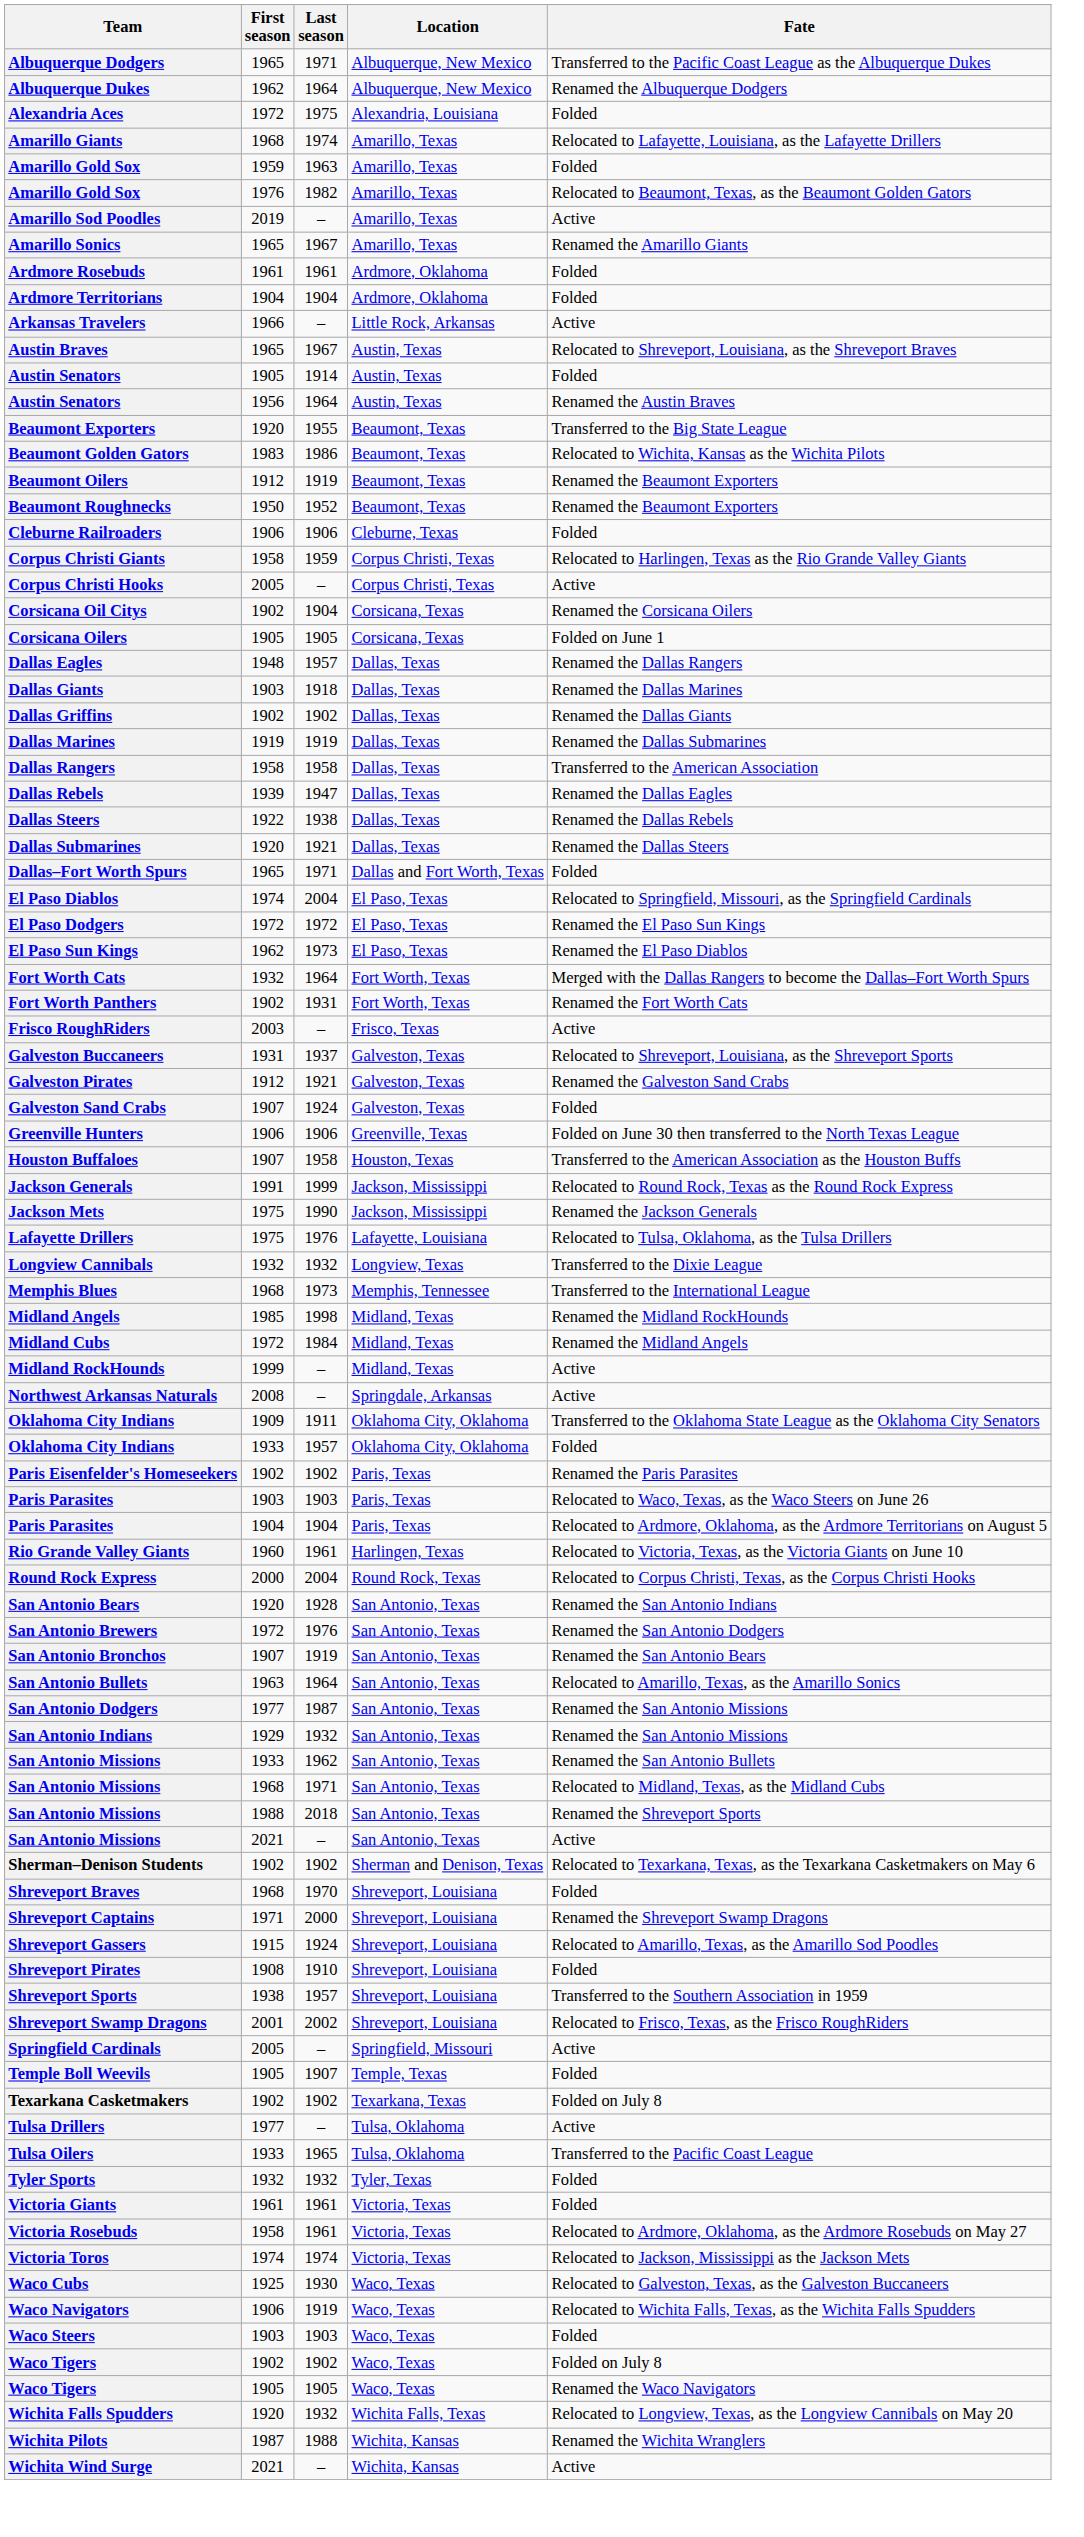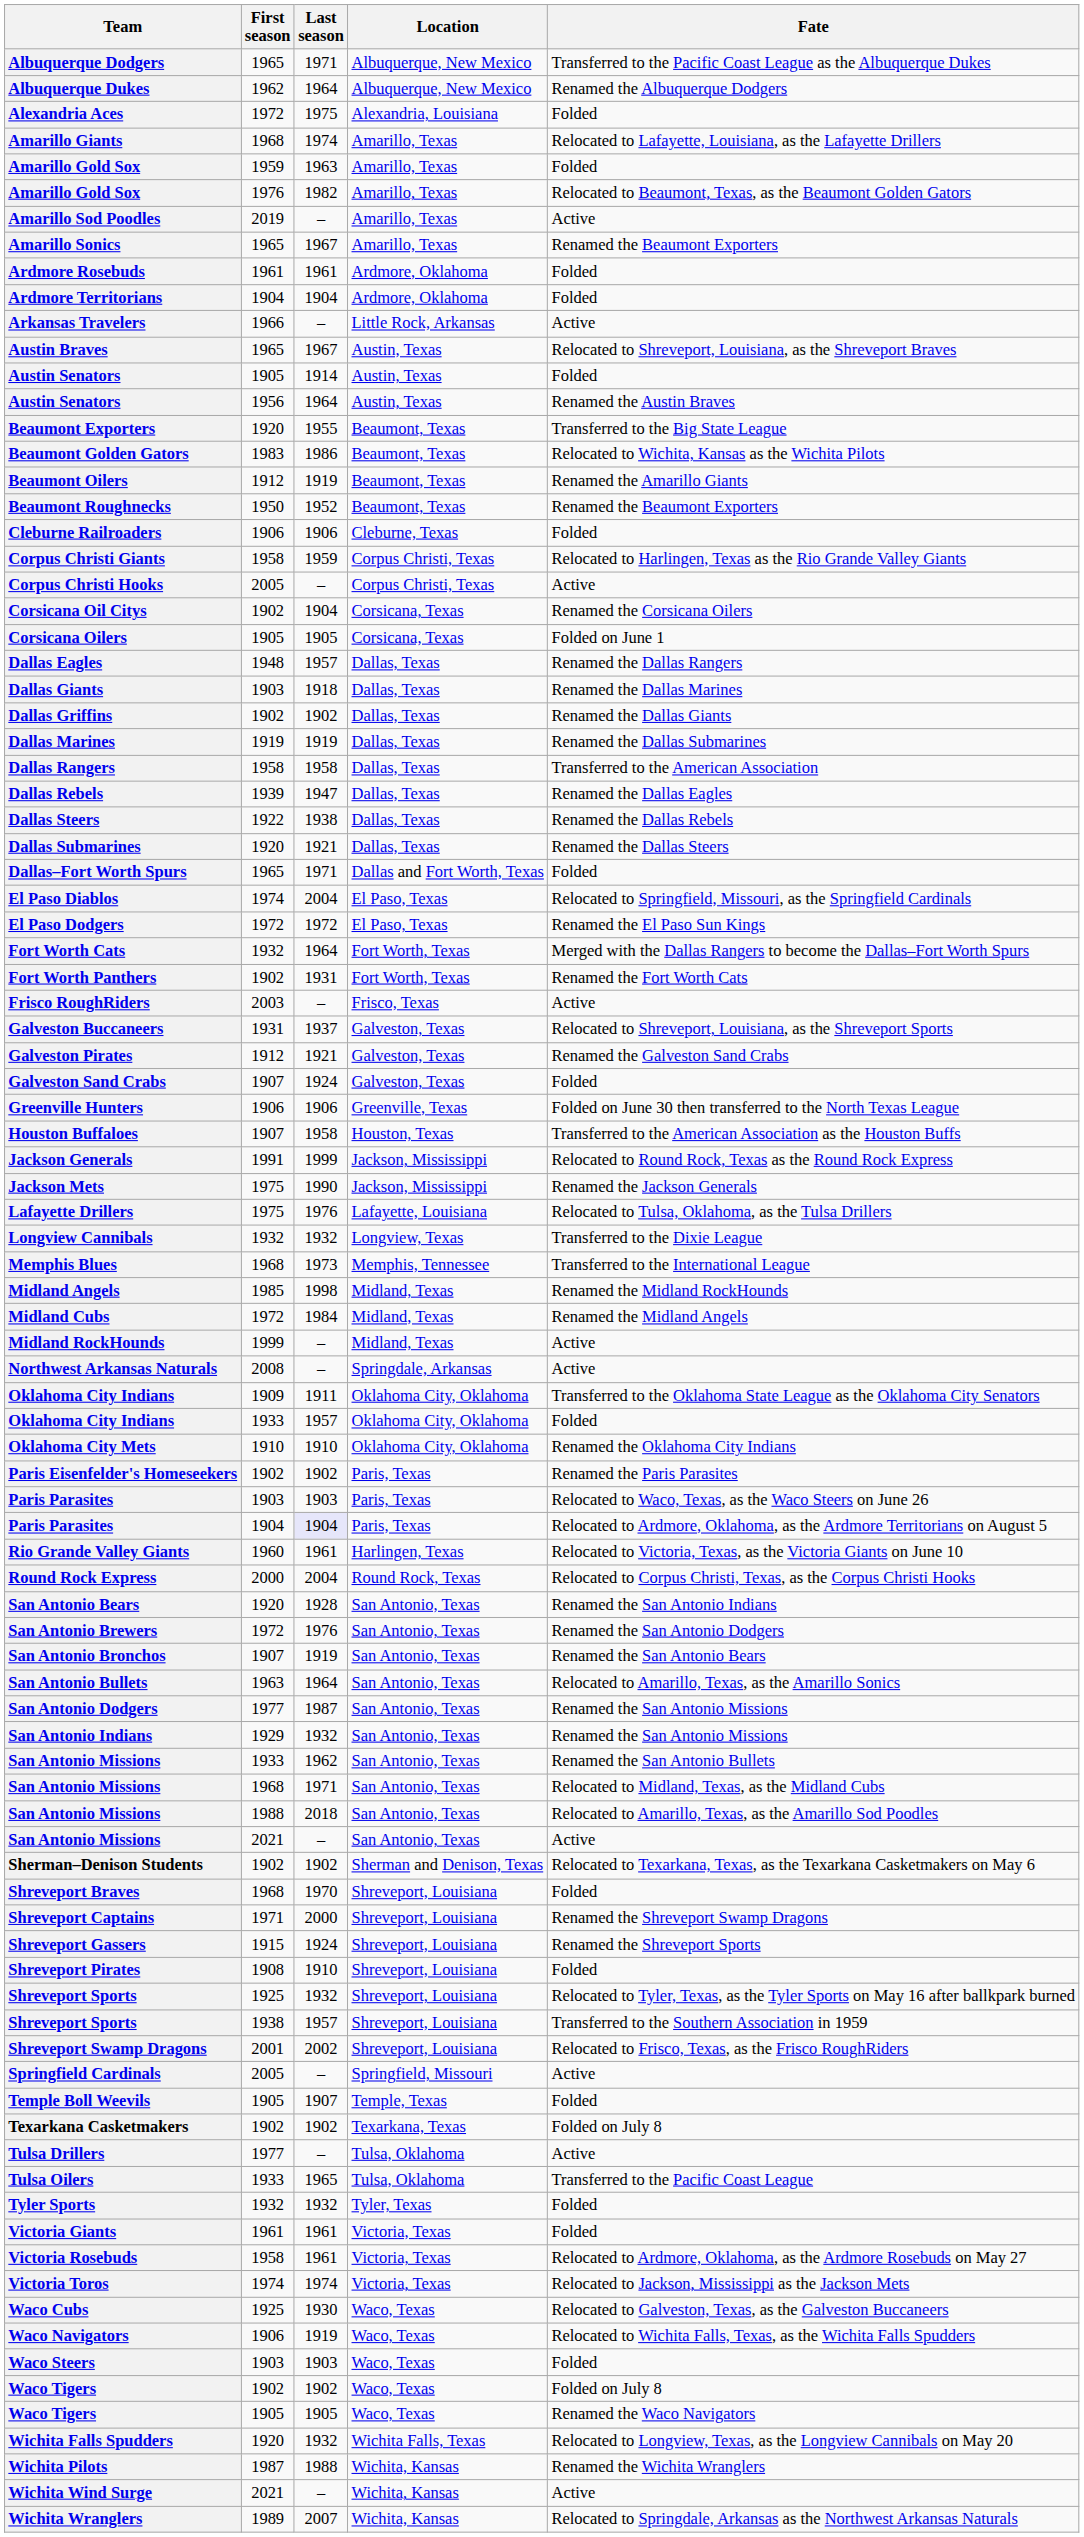(650, 245) Renamed the Amarillo Giants -> (665, 245) Renamed the Beaumont Exporters
(665, 480) Renamed the Beaumont Exporters -> (650, 480) Renamed the Amarillo Giants
- row: (73, 950)
+ row: (82, 1447)
(321, 1525) no background -> (321, 1525) lavender background
(656, 1813) Renamed the Shreveport Sports -> (745, 1813) Relocated to Amarillo, Texas, as the Amarillo Sod Poodles
(745, 1944) Relocated to Amarillo, Texas, as the Amarillo Sod Poodles -> (656, 1944) Renamed the Shreveport Sports
+ row: (72, 1996)
+ row: (75, 2519)
